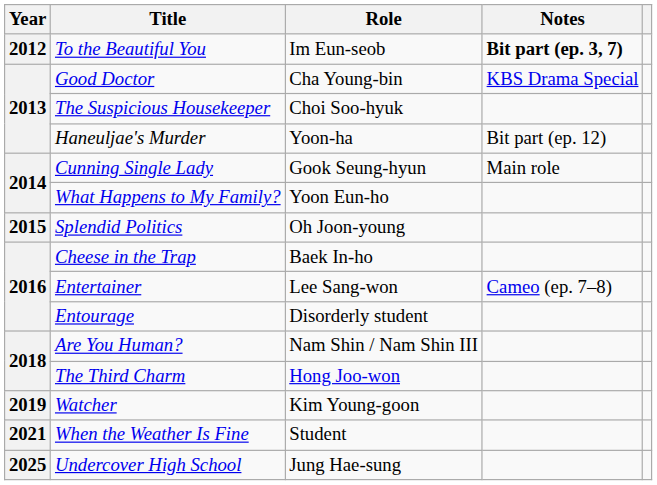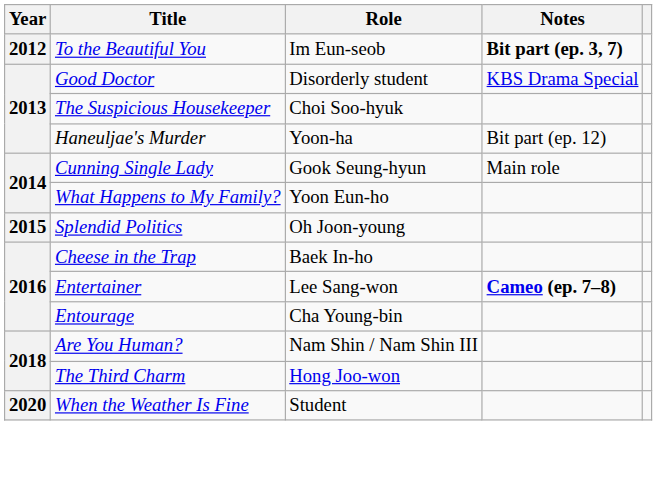(346, 78) Cha Young-bin -> (359, 78) Disorderly student
(549, 286) normal -> (551, 286) bold
(359, 316) Disorderly student -> (346, 316) Cha Young-bin
- row: (86, 405)
(28, 434) 2021 -> (28, 405) 2020
- row: (148, 464)
